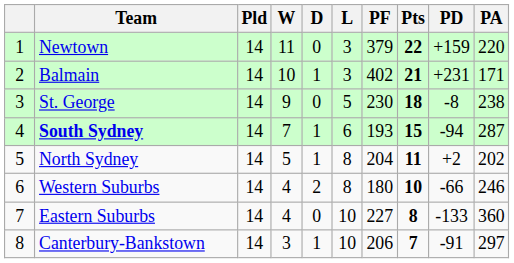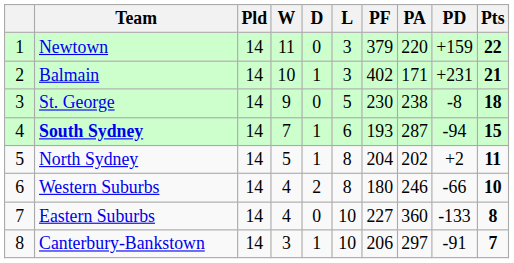columns swapped: (491, 18) <-> (413, 18)
